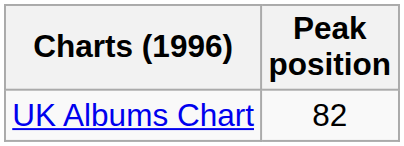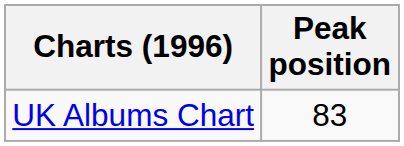(330, 114) 82 -> (330, 114) 83
